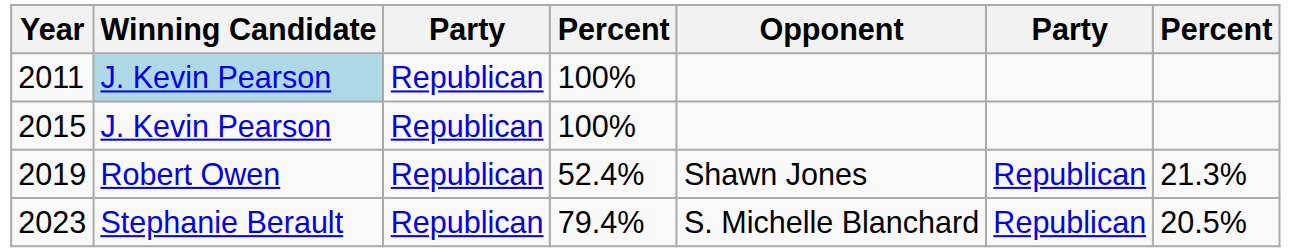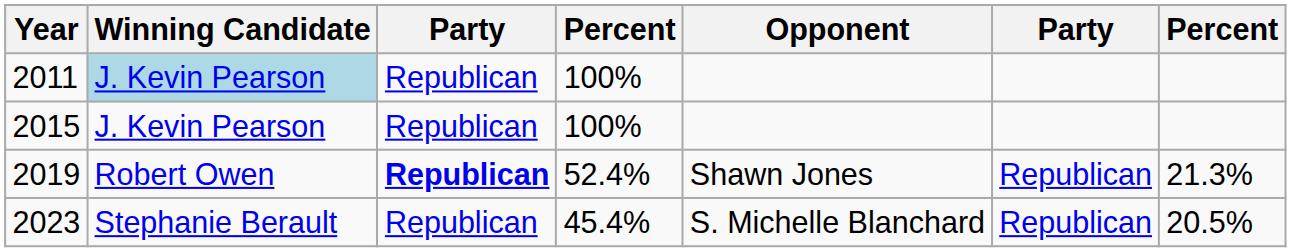(467, 174) normal -> (467, 174) bold
(601, 223) 79.4% -> (607, 223) 45.4%
